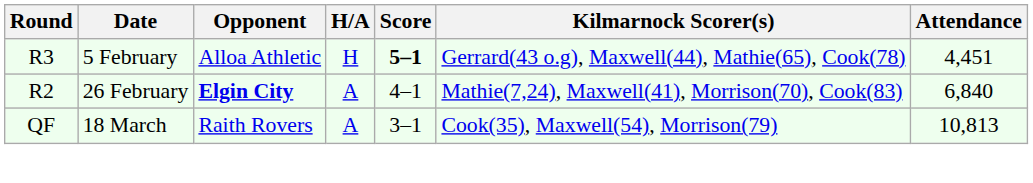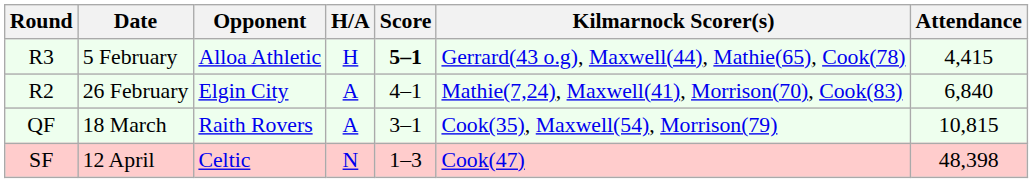(969, 56) 4,451 -> (969, 56) 4,415
(246, 90) bold -> (243, 90) normal
(969, 125) 10,813 -> (969, 125) 10,815
+ row: (41, 159)
